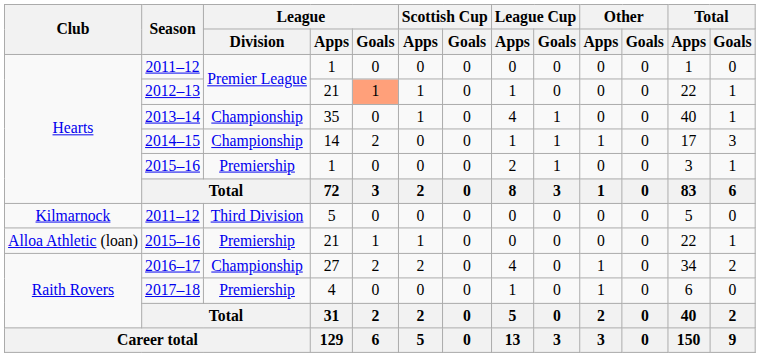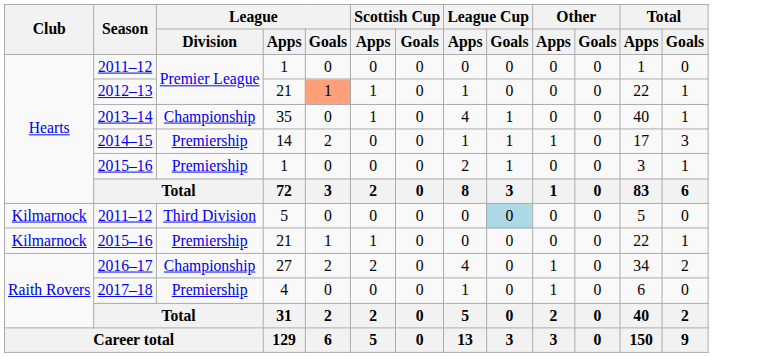(257, 141) Championship -> (210, 141) Premiership
(557, 215) no background -> (509, 215) lightblue background
(73, 240) Alloa Athletic (loan) -> (49, 240) Kilmarnock
